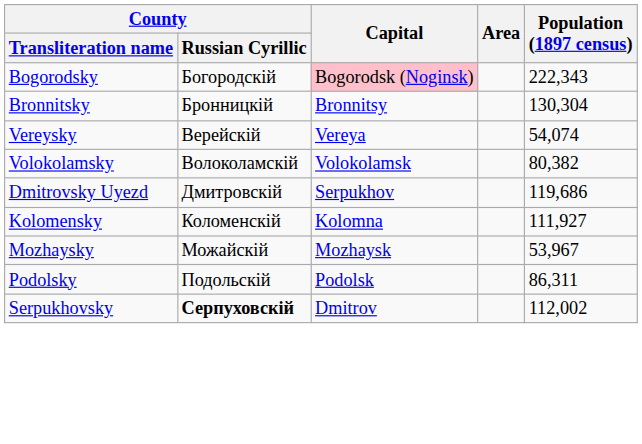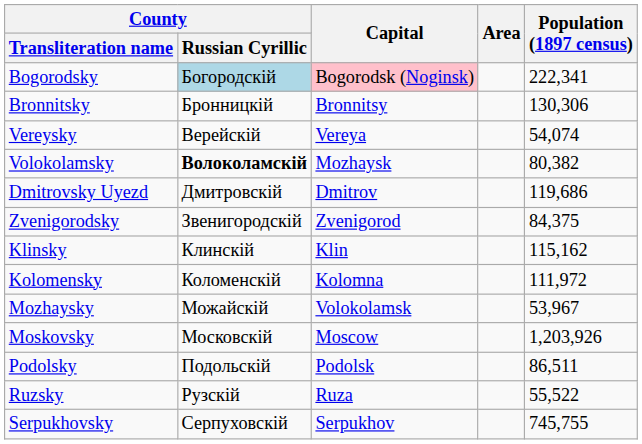(229, 76) no background -> (229, 76) lightblue background
(558, 76) 222,343 -> (559, 76) 222,341
(558, 105) 130,304 -> (559, 105) 130,306
(240, 163) normal -> (244, 163) bold
(363, 163) Volokolamsk -> (353, 163) Mozhaysk
(355, 192) Serpukhov -> (346, 192) Dmitrov
+ row: (64, 221)
+ row: (38, 250)
(558, 221) 111,927 -> (558, 279) 111,972
(353, 250) Mozhaysk -> (363, 308) Volokolamsk
+ row: (51, 337)
(553, 279) 86,311 -> (554, 366) 86,511
+ row: (36, 395)
(238, 308) bold -> (235, 423) normal
(346, 308) Dmitrov -> (355, 423) Serpukhov
(558, 308) 112,002 -> (559, 423) 745,755
